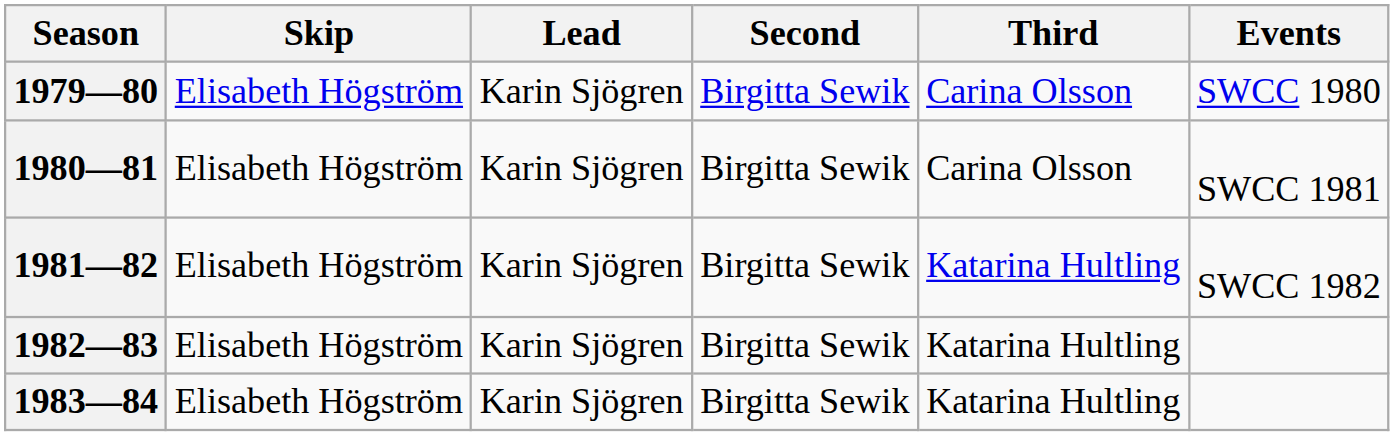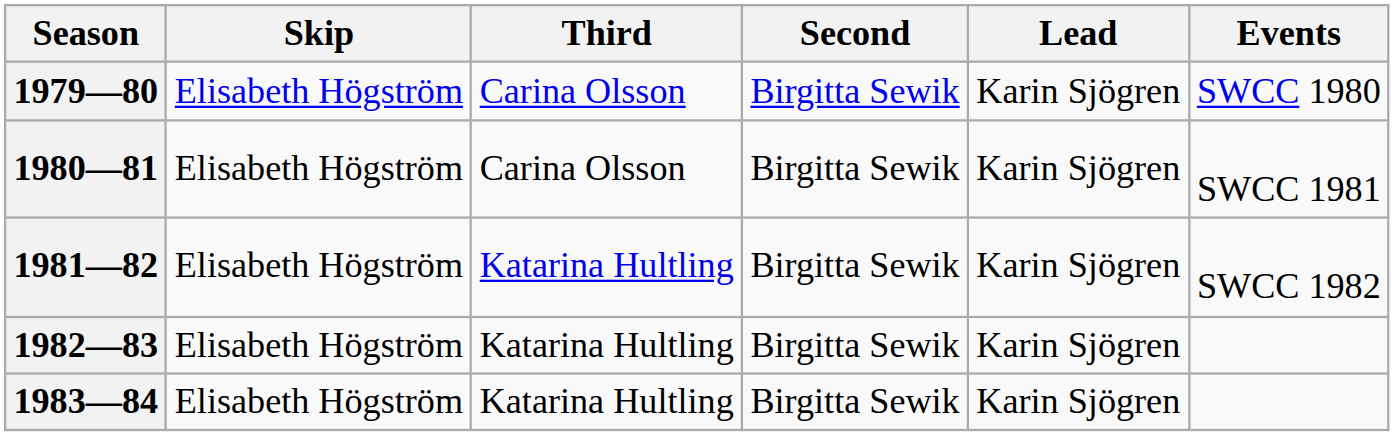columns swapped: (1053, 33) <-> (582, 33)
